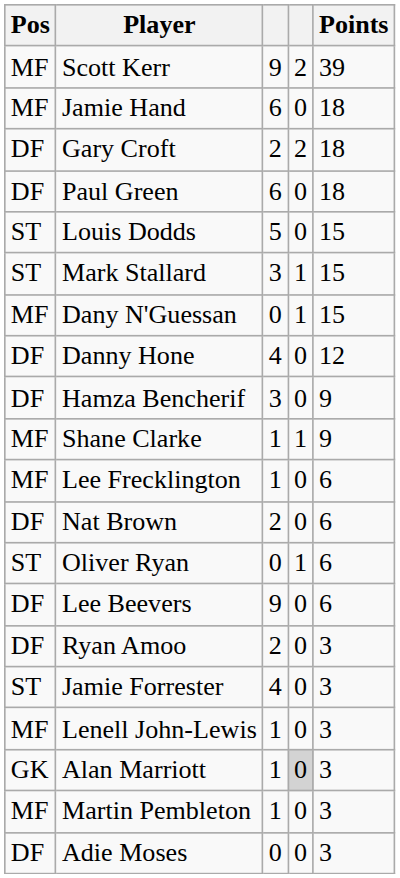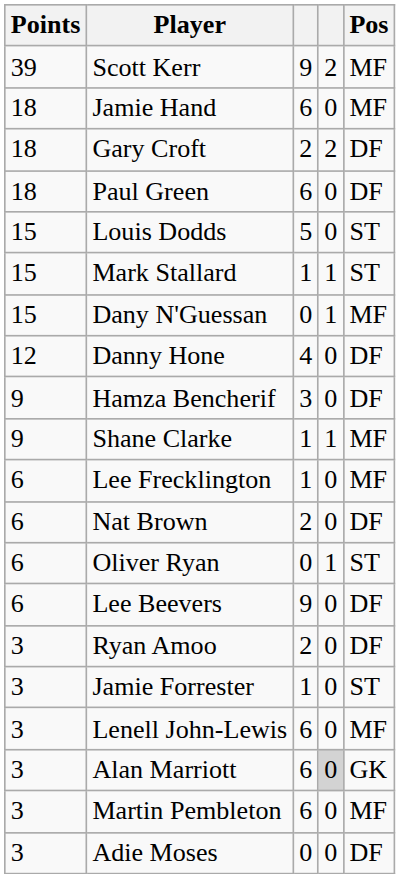columns swapped: (30, 25) <-> (354, 25)
(275, 273) 3 -> (306, 273) 1
(275, 686) 4 -> (306, 686) 1
(275, 728) 1 -> (306, 728) 6
(275, 769) 1 -> (306, 769) 6
(275, 811) 1 -> (306, 811) 6
